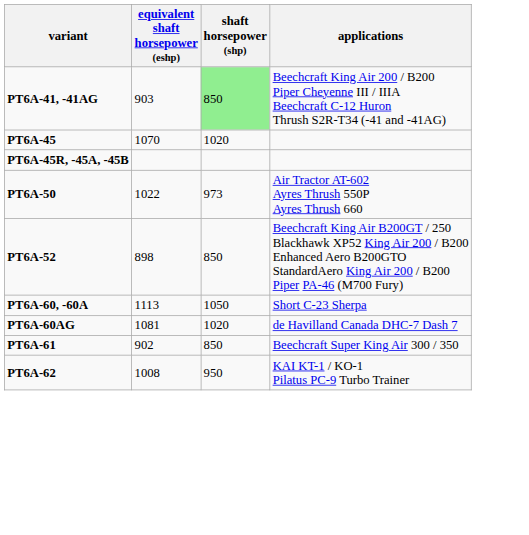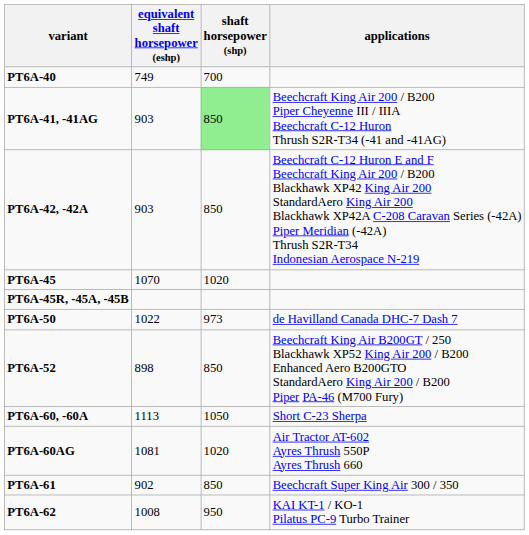+ row: (32, 77)
+ row: (48, 209)
(321, 194) Air Tractor AT-602 Ayres Thrush 550P Ayres Thrush 660 -> (365, 319) de Havilland Canada DHC-7 Dash 7
(365, 325) de Havilland Canada DHC-7 Dash 7 -> (321, 450) Air Tractor AT-602 Ayres Thrush 550P Ayres Thrush 660
